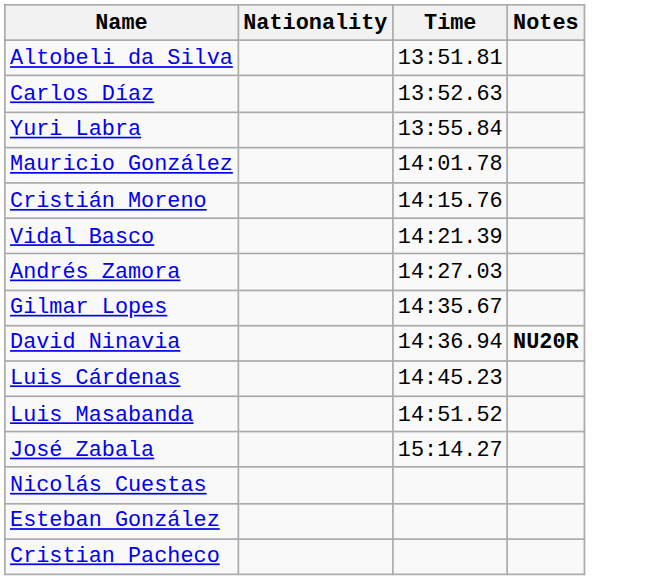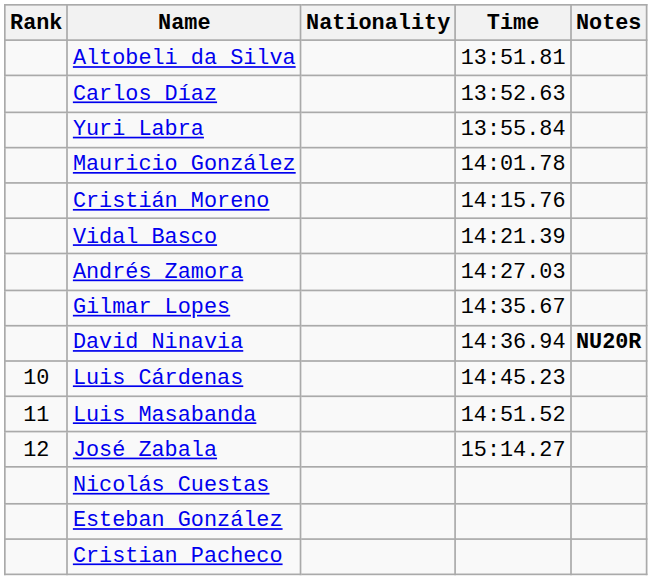+ column: (36, 23)
